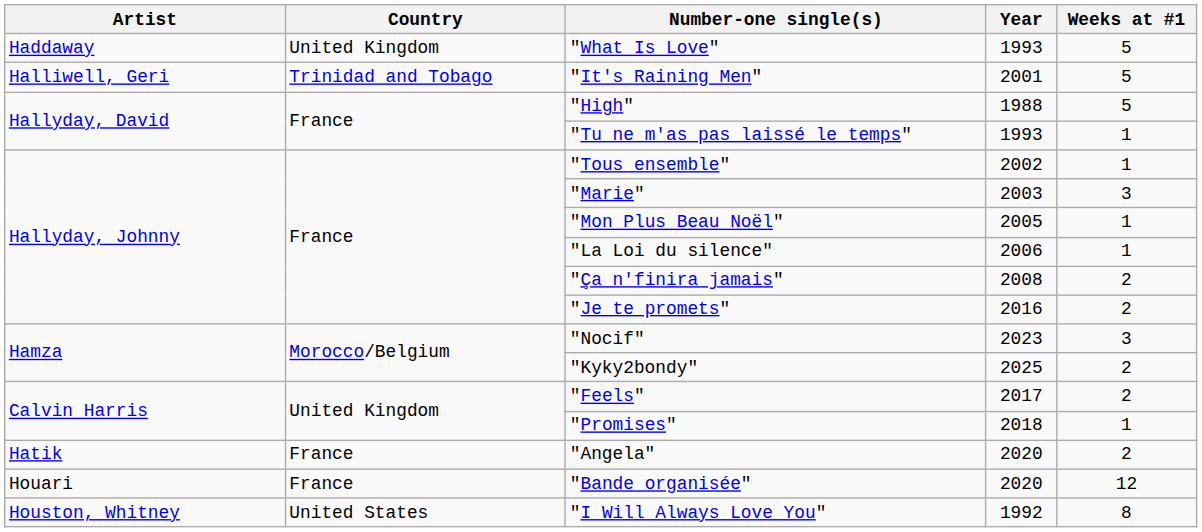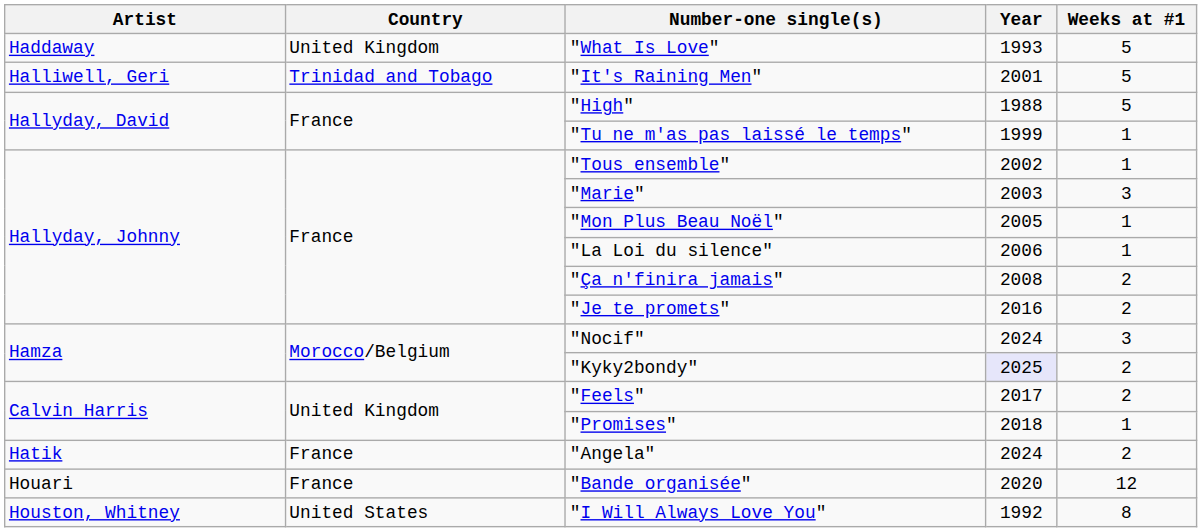(1021, 135) 1993 -> (1021, 135) 1999
(1021, 338) 2023 -> (1021, 338) 2024
(1021, 368) no background -> (1021, 368) lavender background
(1021, 455) 2020 -> (1021, 455) 2024
